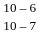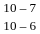rows swapped: (20, 8) <-> (20, 26)
